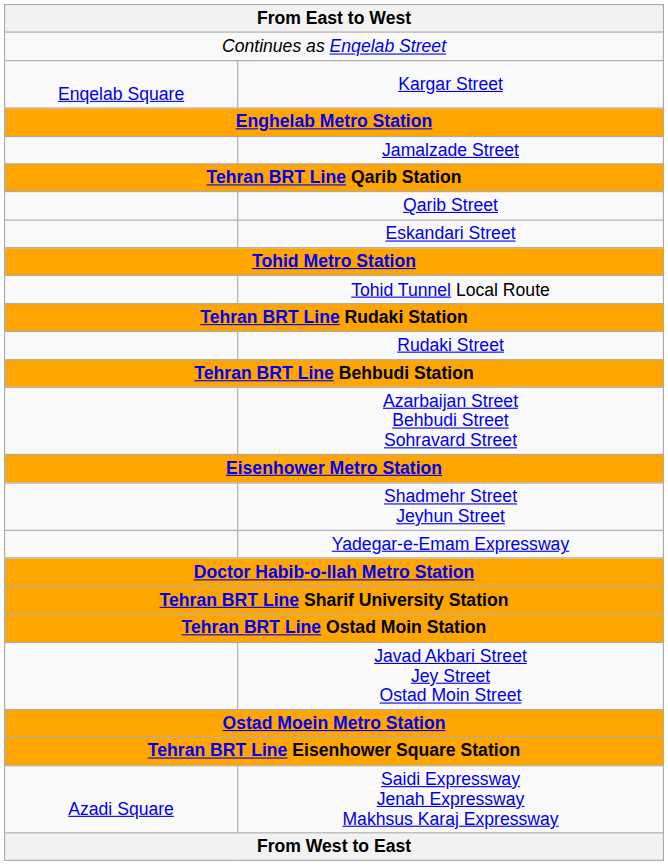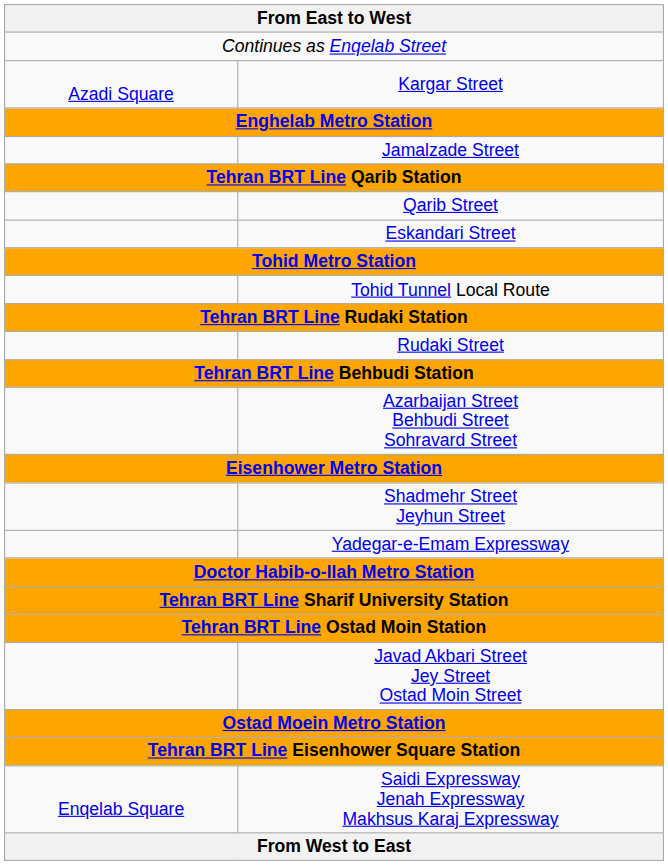(121, 94) Enqelab Square -> (121, 94) Azadi Square
(121, 808) Azadi Square -> (121, 808) Enqelab Square
